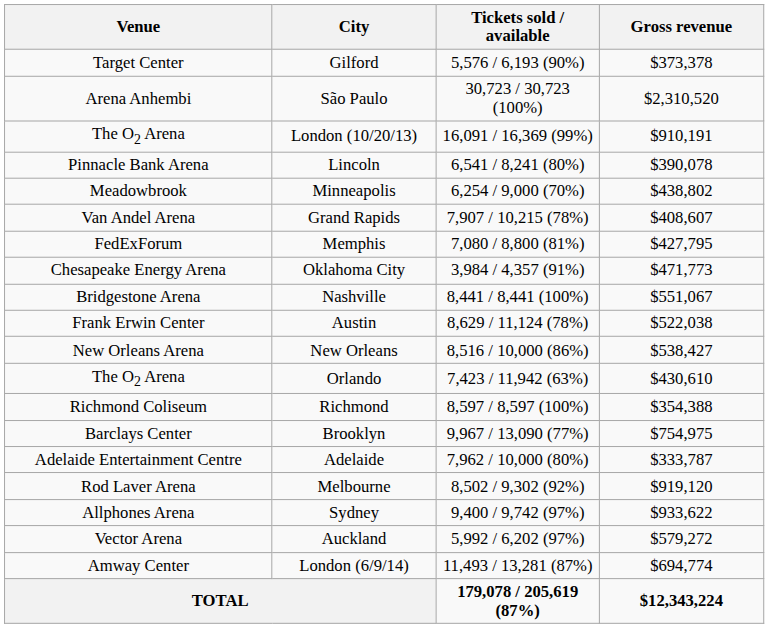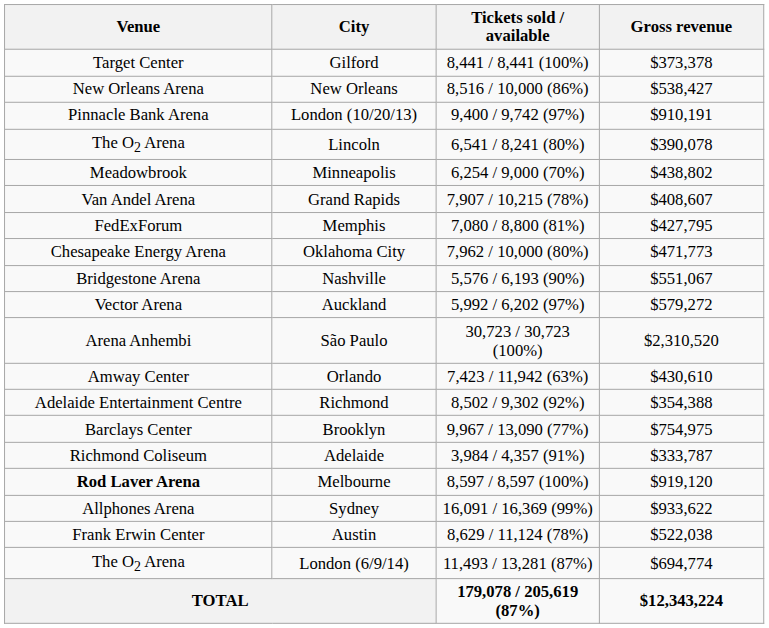(518, 62) 5,576 / 6,193 (90%) -> (518, 62) 8,441 / 8,441 (100%)
rows swapped: (354, 98) <-> (354, 349)
(138, 136) The O2 Arena -> (138, 115) Pinnacle Bank Arena
(518, 136) 16,091 / 16,369 (99%) -> (518, 115) 9,400 / 9,742 (97%)
(138, 165) Pinnacle Bank Arena -> (138, 144) The O2 Arena
(518, 270) 3,984 / 4,357 (91%) -> (518, 251) 7,962 / 10,000 (80%)
(518, 296) 8,441 / 8,441 (100%) -> (518, 278) 5,576 / 6,193 (90%)
rows swapped: (354, 323) <-> (354, 538)
(138, 378) The O2 Arena -> (138, 376) Amway Center
(138, 406) Richmond Coliseum -> (138, 402) Adelaide Entertainment Centre
(518, 406) 8,597 / 8,597 (100%) -> (518, 402) 8,502 / 9,302 (92%)
(138, 459) Adelaide Entertainment Centre -> (138, 455) Richmond Coliseum
(518, 459) 7,962 / 10,000 (80%) -> (518, 455) 3,984 / 4,357 (91%)
(138, 486) normal -> (138, 481) bold
(518, 486) 8,502 / 9,302 (92%) -> (518, 481) 8,597 / 8,597 (100%)
(518, 512) 9,400 / 9,742 (97%) -> (518, 508) 16,091 / 16,369 (99%)
(138, 565) Amway Center -> (138, 563) The O2 Arena
